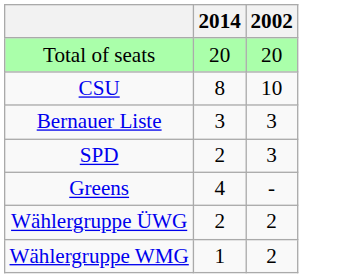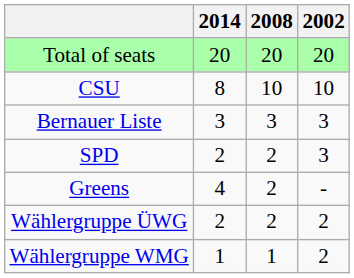+ column: (272, 21)
